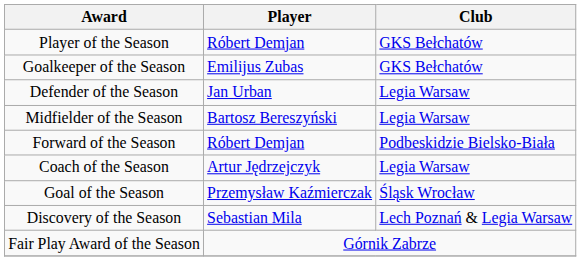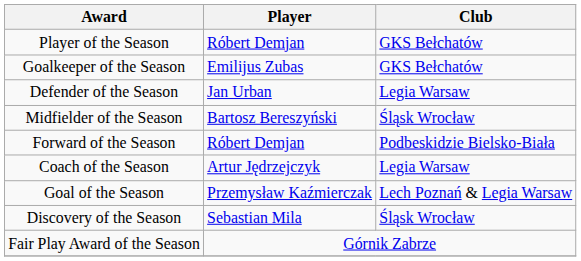(425, 117) Legia Warsaw -> (427, 117) Śląsk Wrocław
(427, 192) Śląsk Wrocław -> (476, 192) Lech Poznań & Legia Warsaw
(476, 218) Lech Poznań & Legia Warsaw -> (427, 218) Śląsk Wrocław
